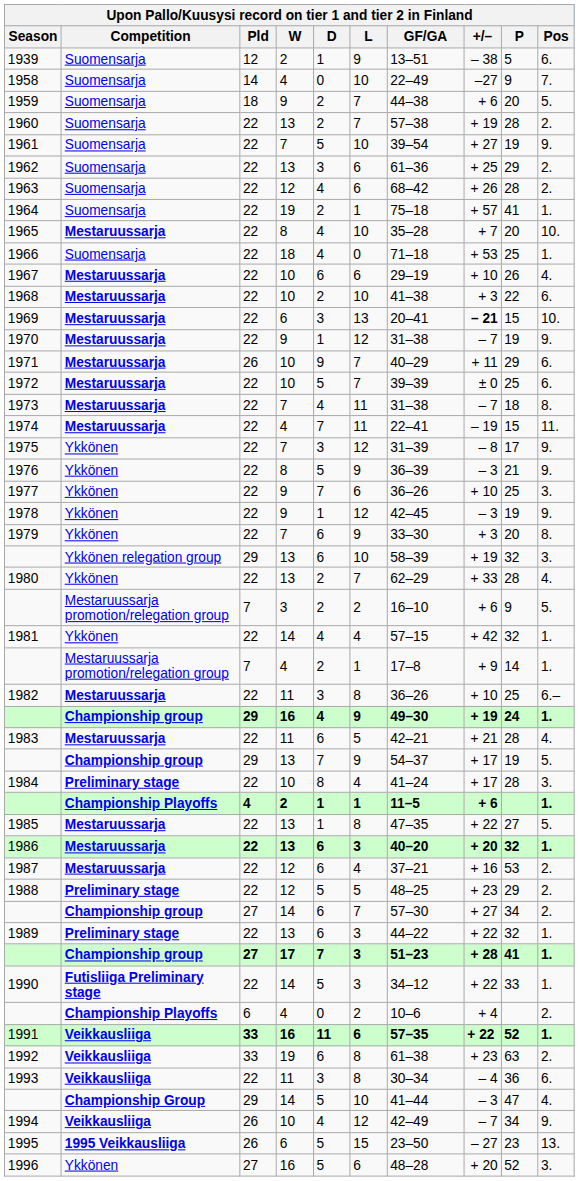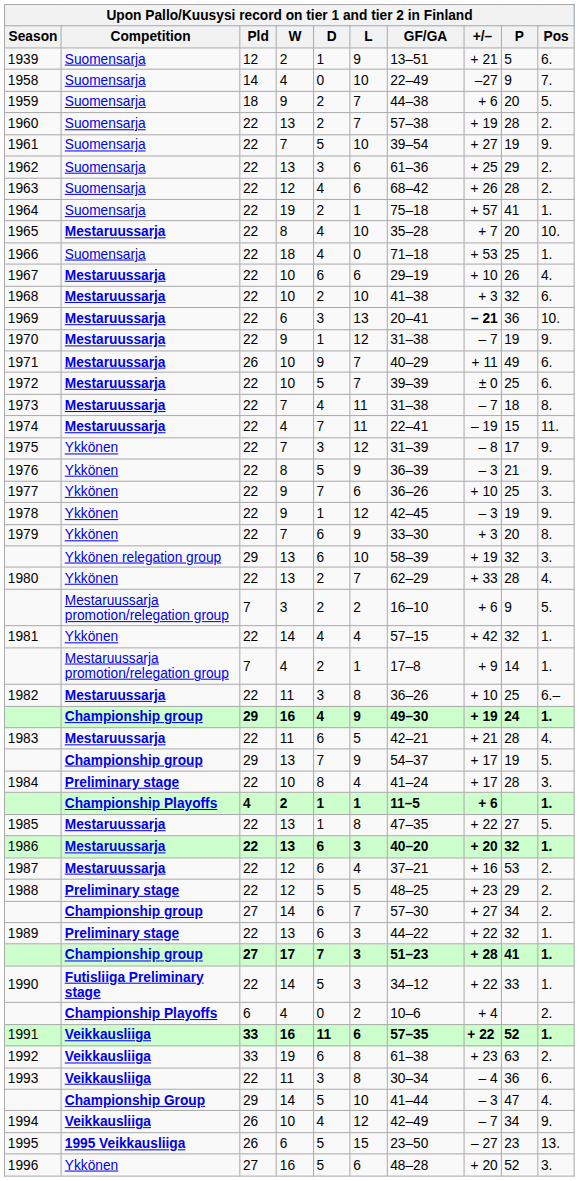(484, 58) – 38 -> (484, 58) + 21
(512, 296) 22 -> (512, 296) 32
(512, 318) 15 -> (512, 318) 36
(512, 361) 29 -> (512, 361) 49
